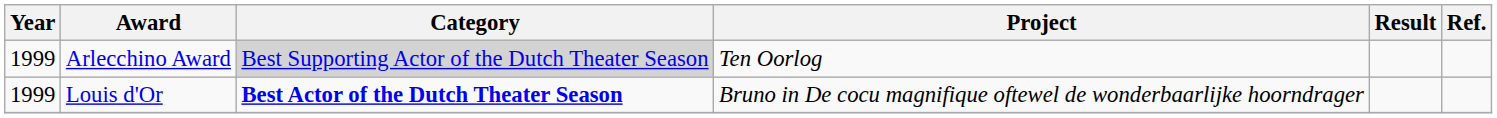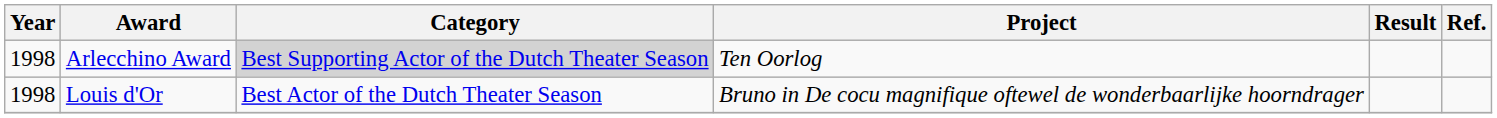(33, 58) 1999 -> (33, 58) 1998
(33, 94) 1999 -> (33, 94) 1998
(432, 94) bold -> (422, 94) normal
